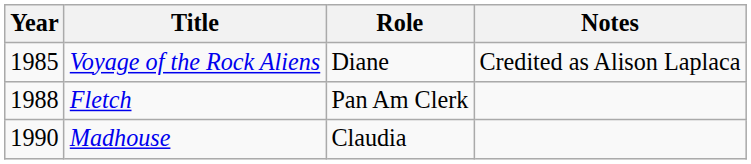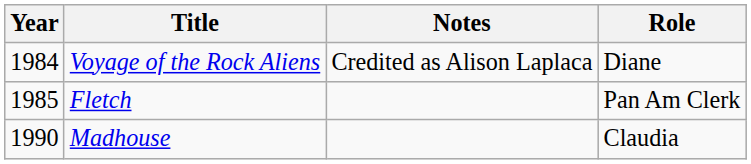columns swapped: (400, 23) <-> (610, 23)
(34, 61) 1985 -> (34, 61) 1984
(34, 100) 1988 -> (34, 100) 1985
